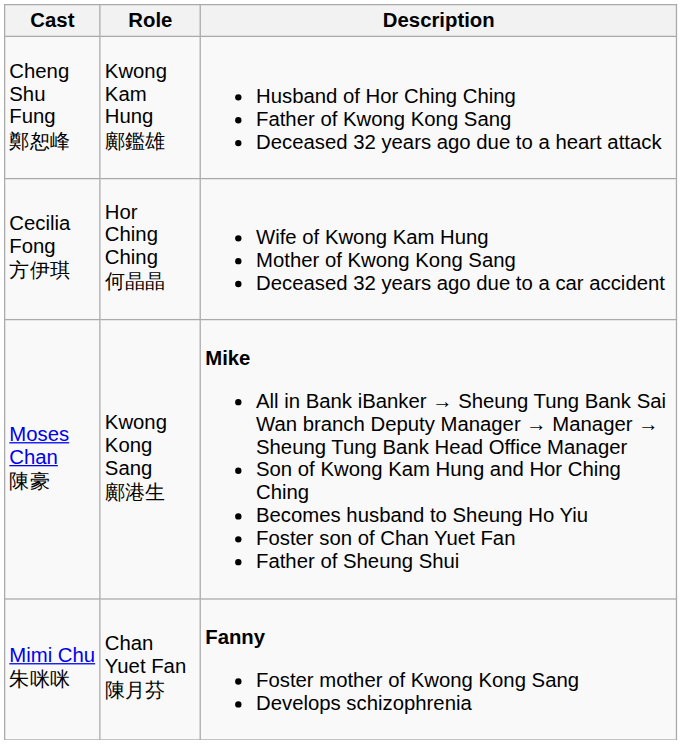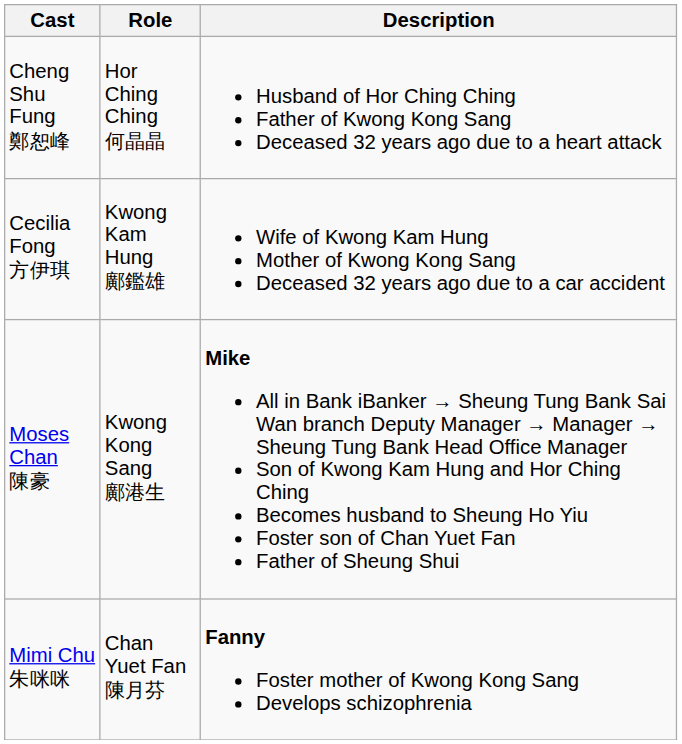(136, 106) Kwong Kam Hung 鄺鑑雄 -> (135, 106) Hor Ching Ching 何晶晶
(135, 247) Hor Ching Ching 何晶晶 -> (136, 247) Kwong Kam Hung 鄺鑑雄
